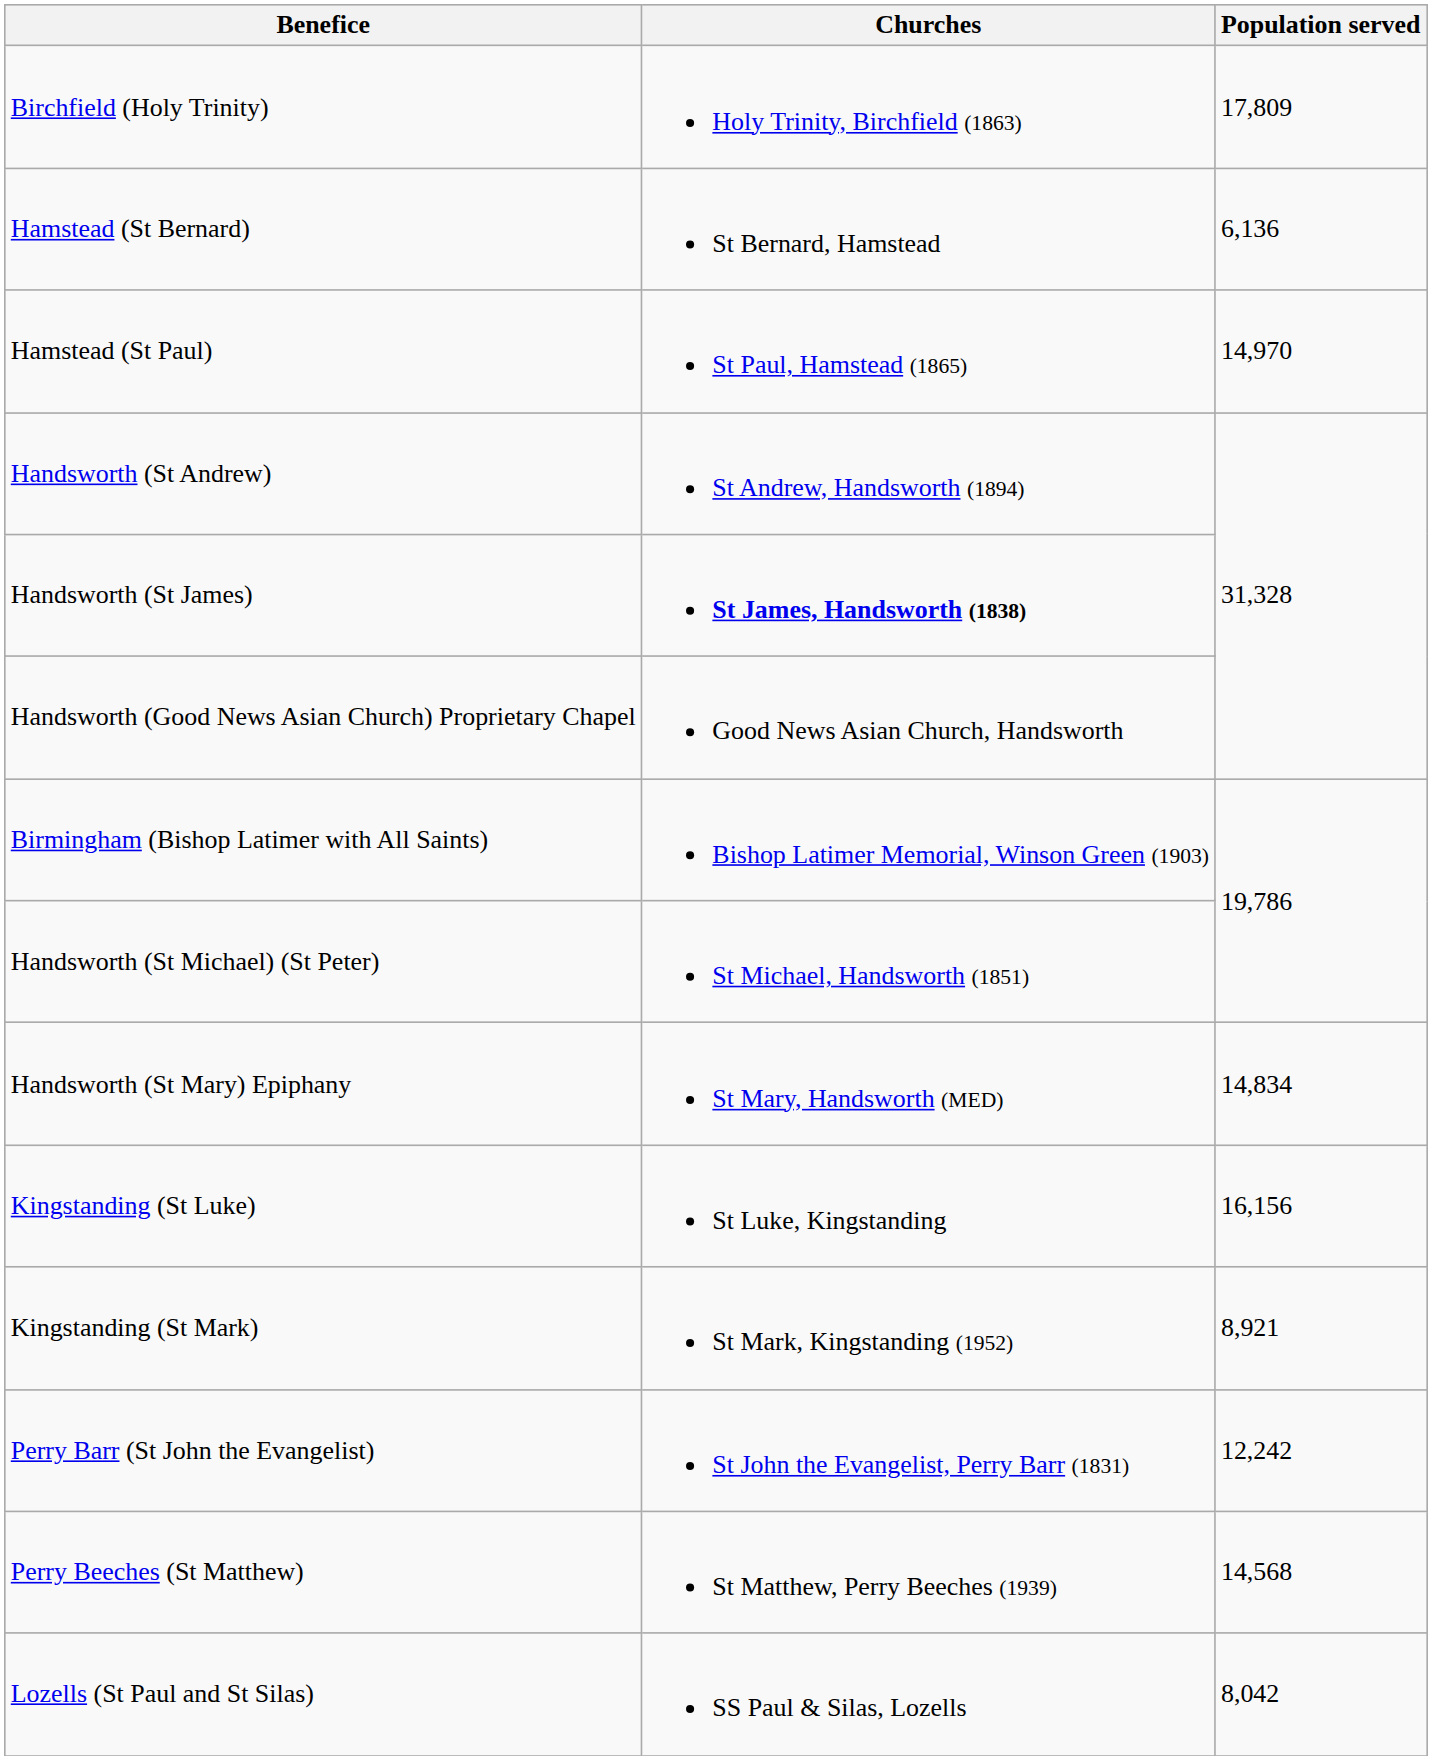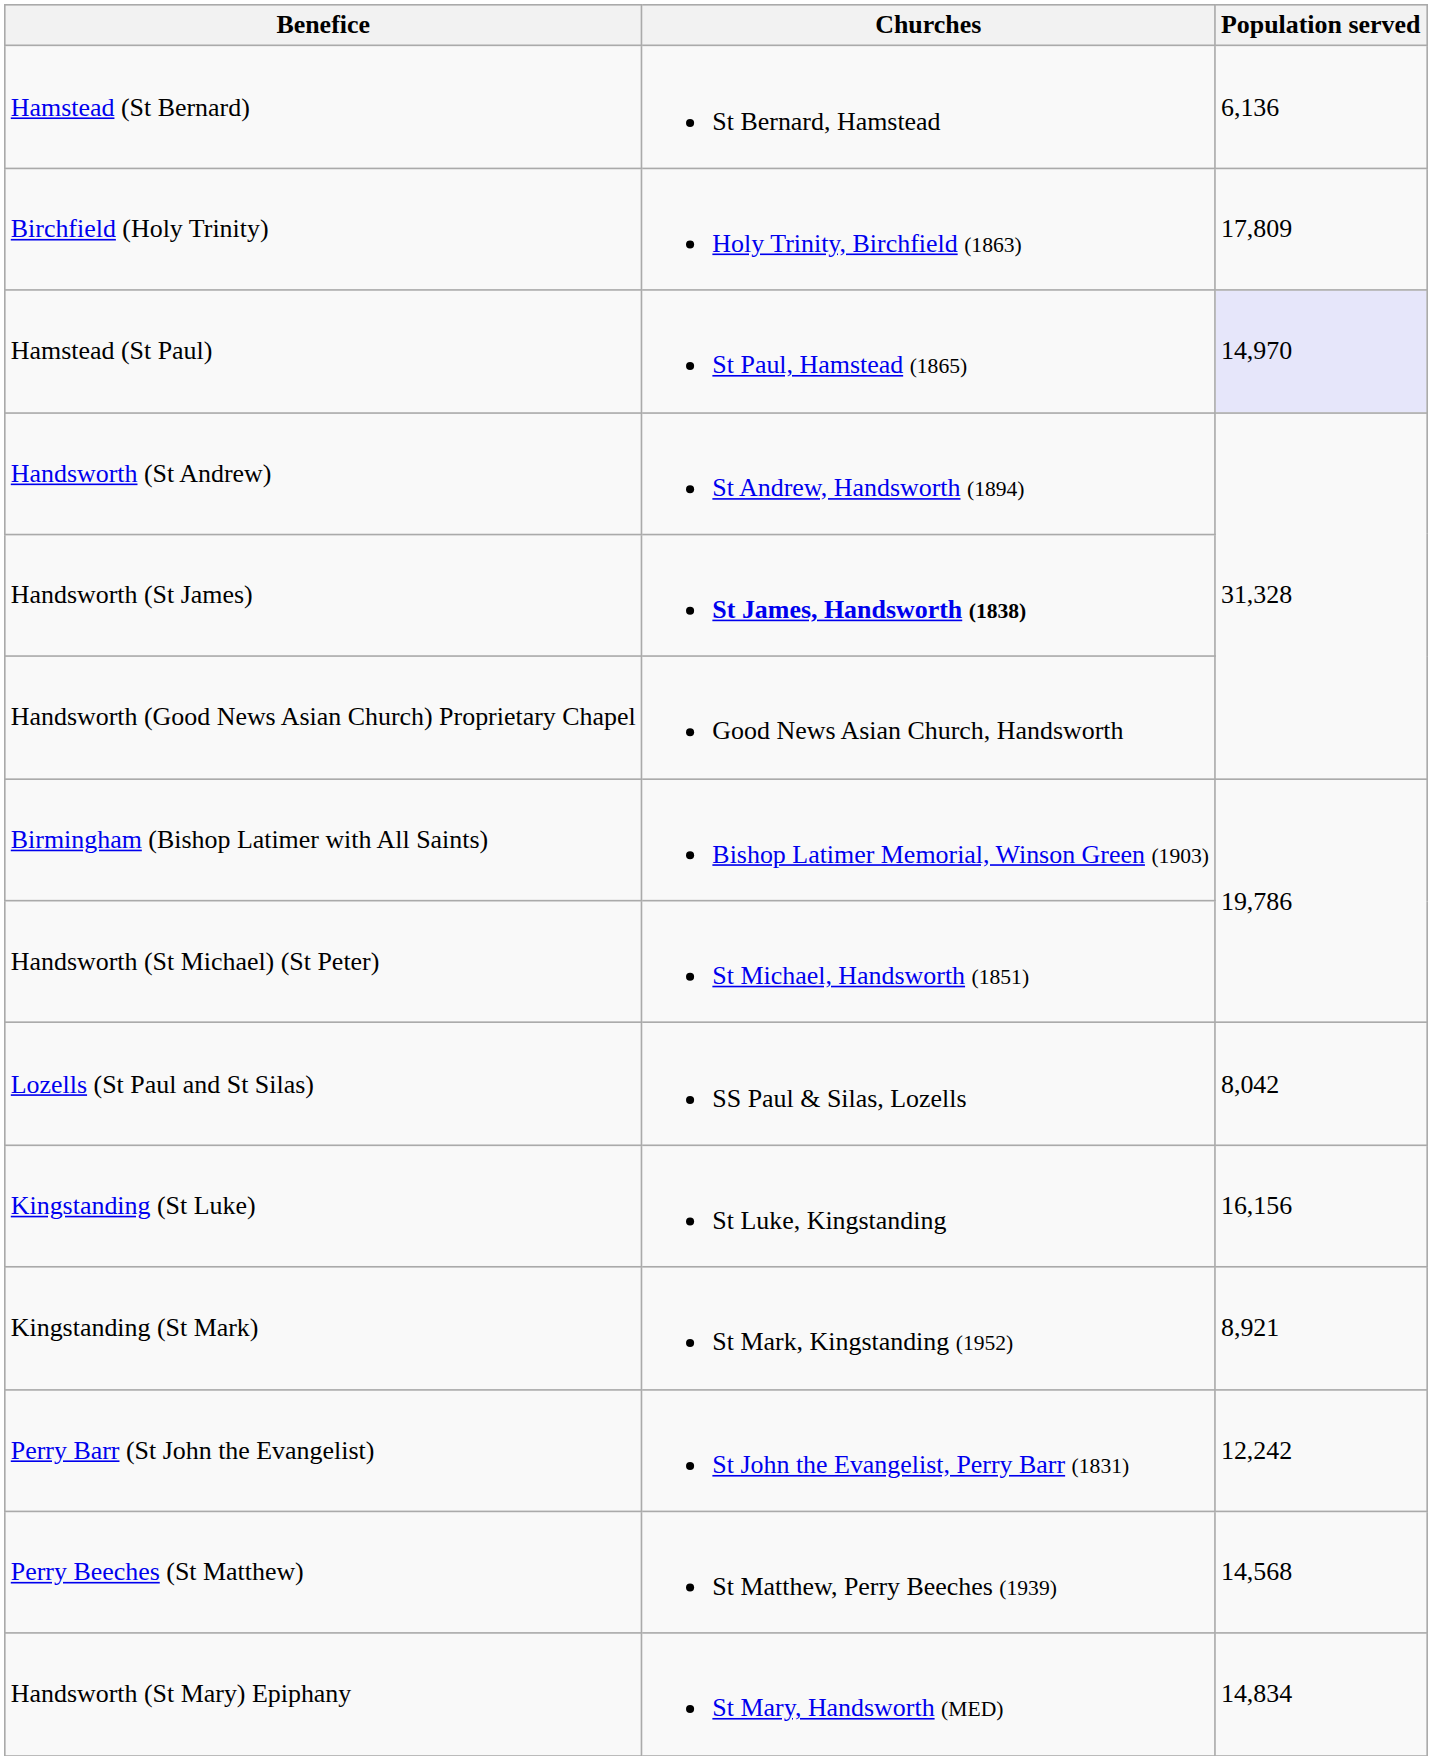rows swapped: (140, 106) <-> (130, 228)
(1257, 350) no background -> (1257, 350) lavender background
rows swapped: (181, 1083) <-> (162, 1694)
